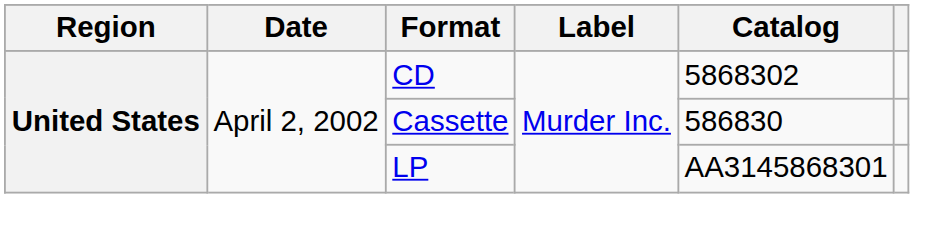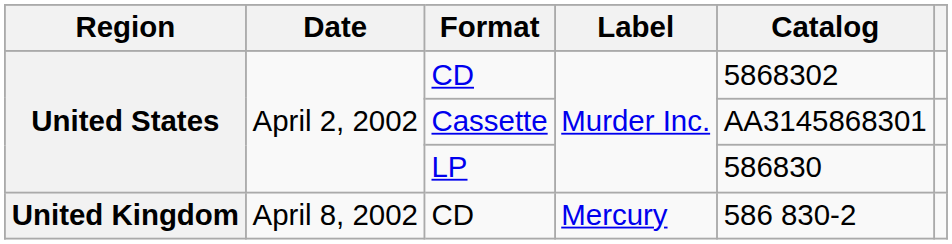(734, 121) 586830 -> (825, 121) AA3145868301
(786, 167) AA3145868301 -> (773, 167) 586830
+ row: (125, 214)
